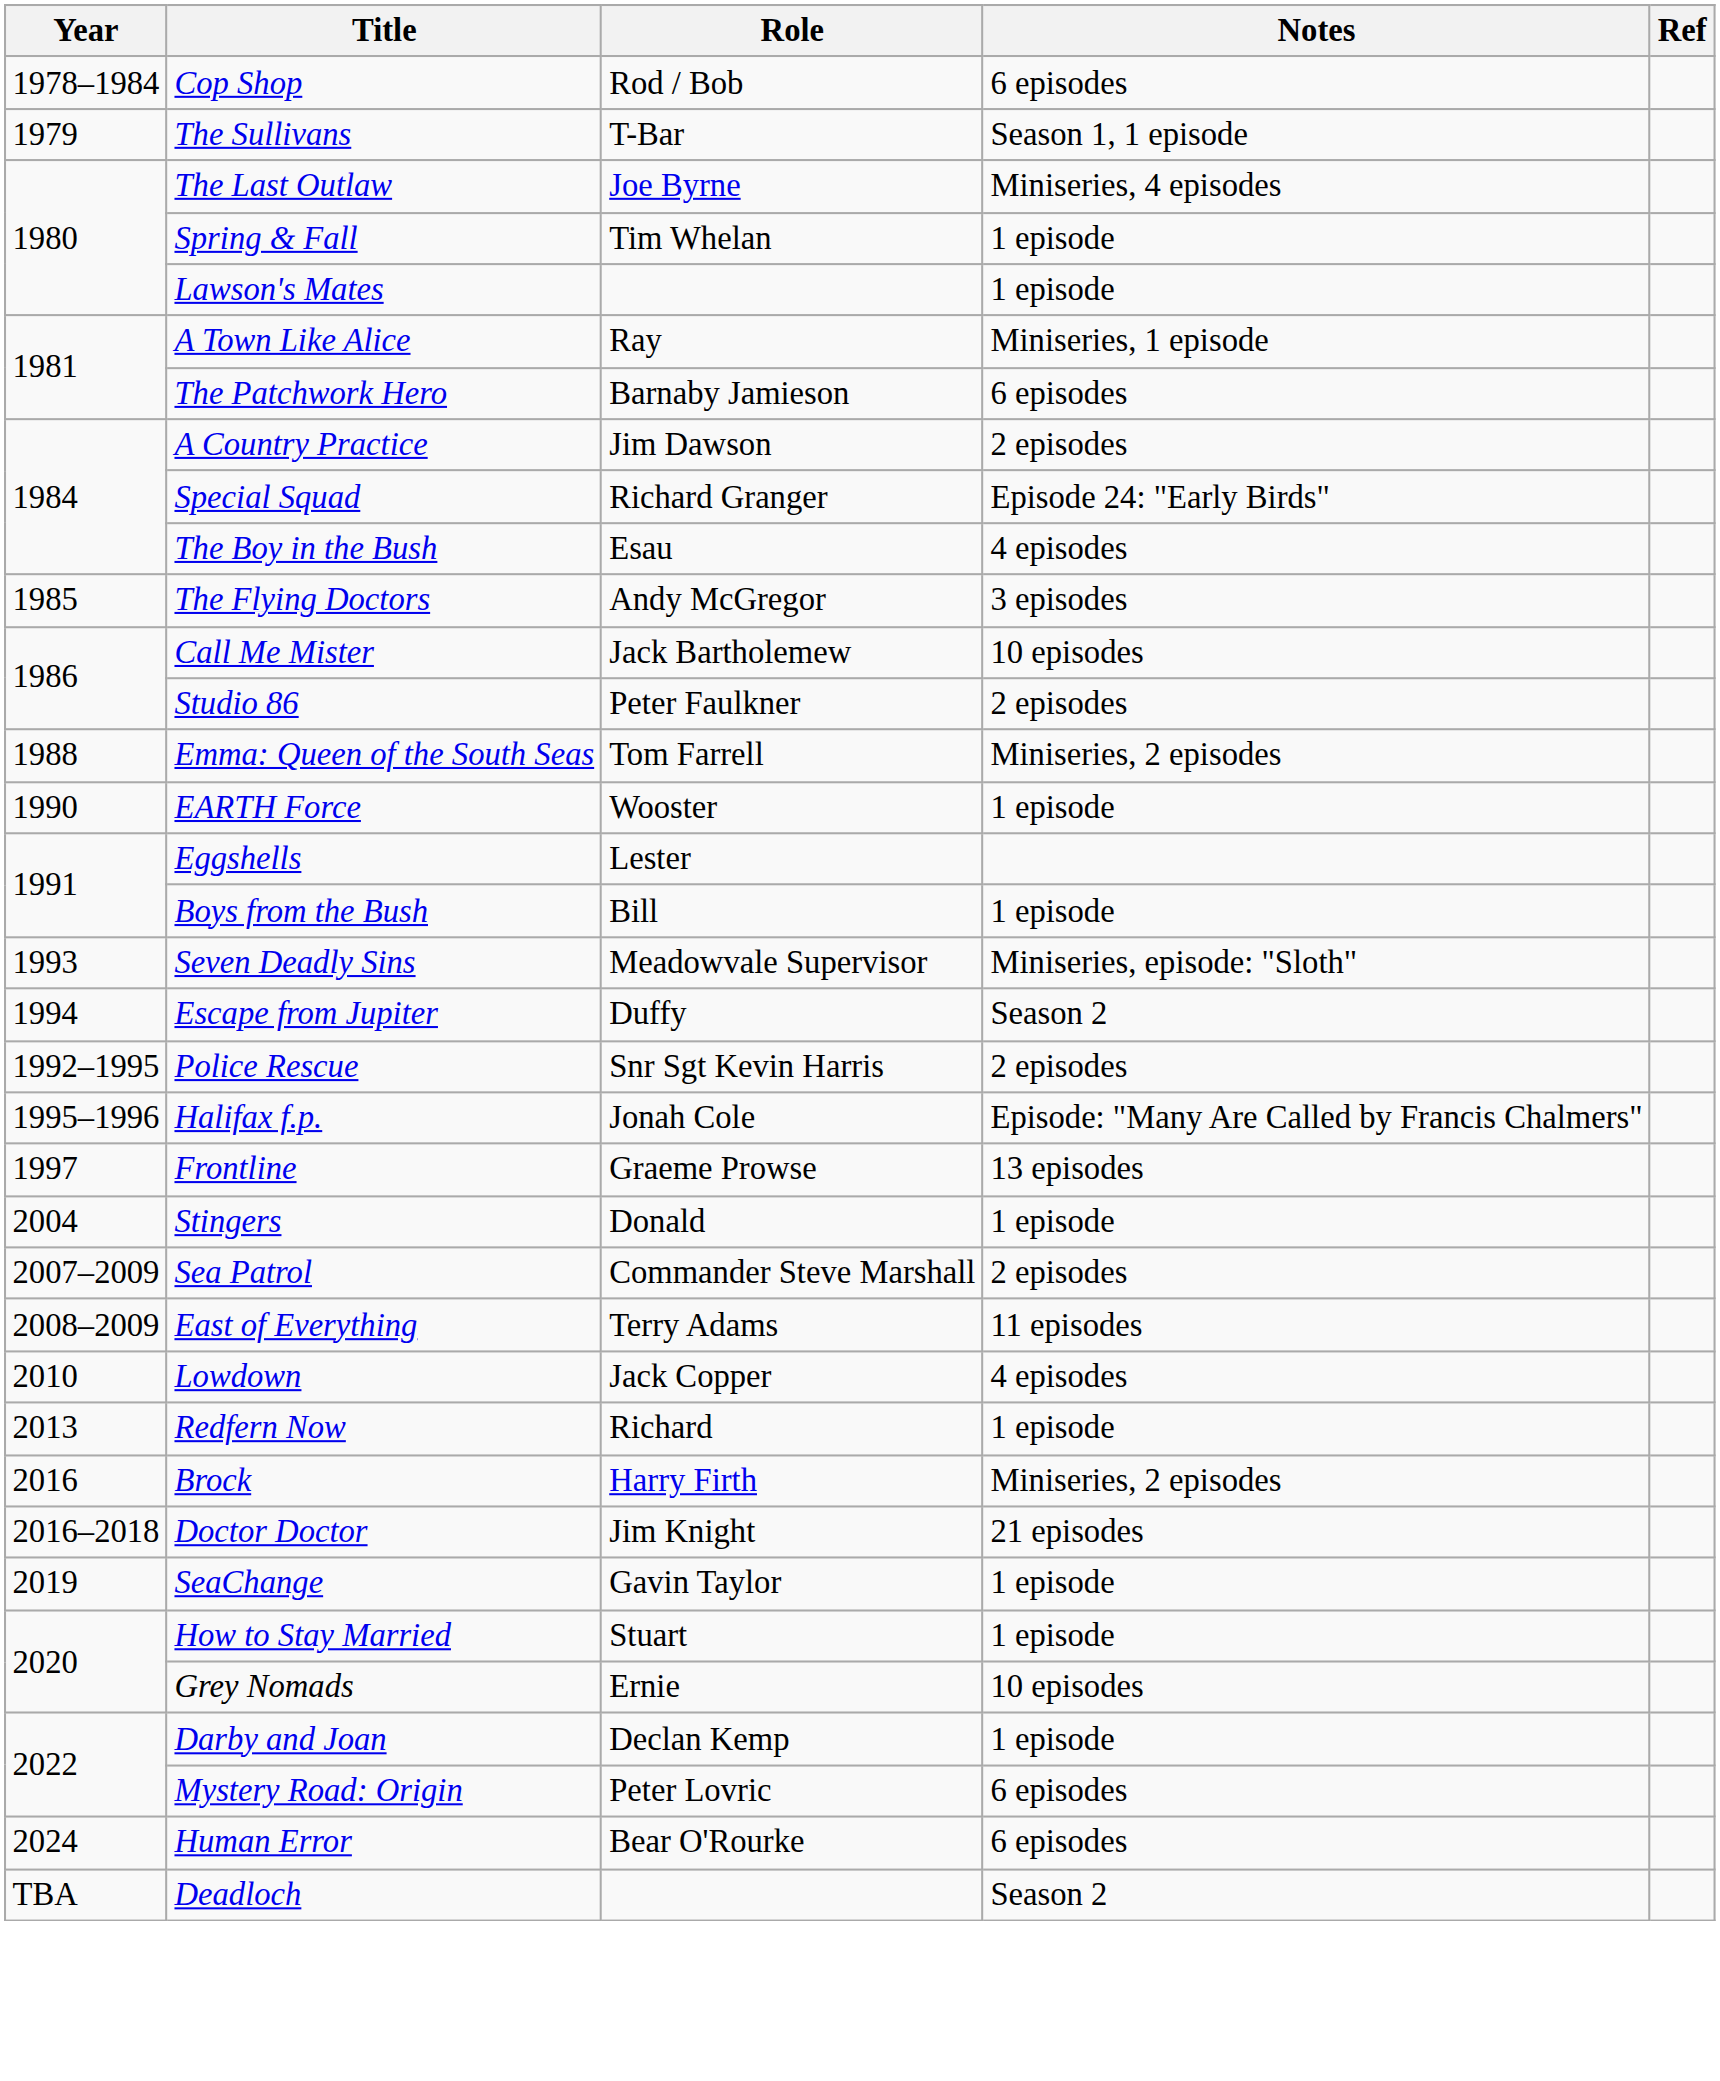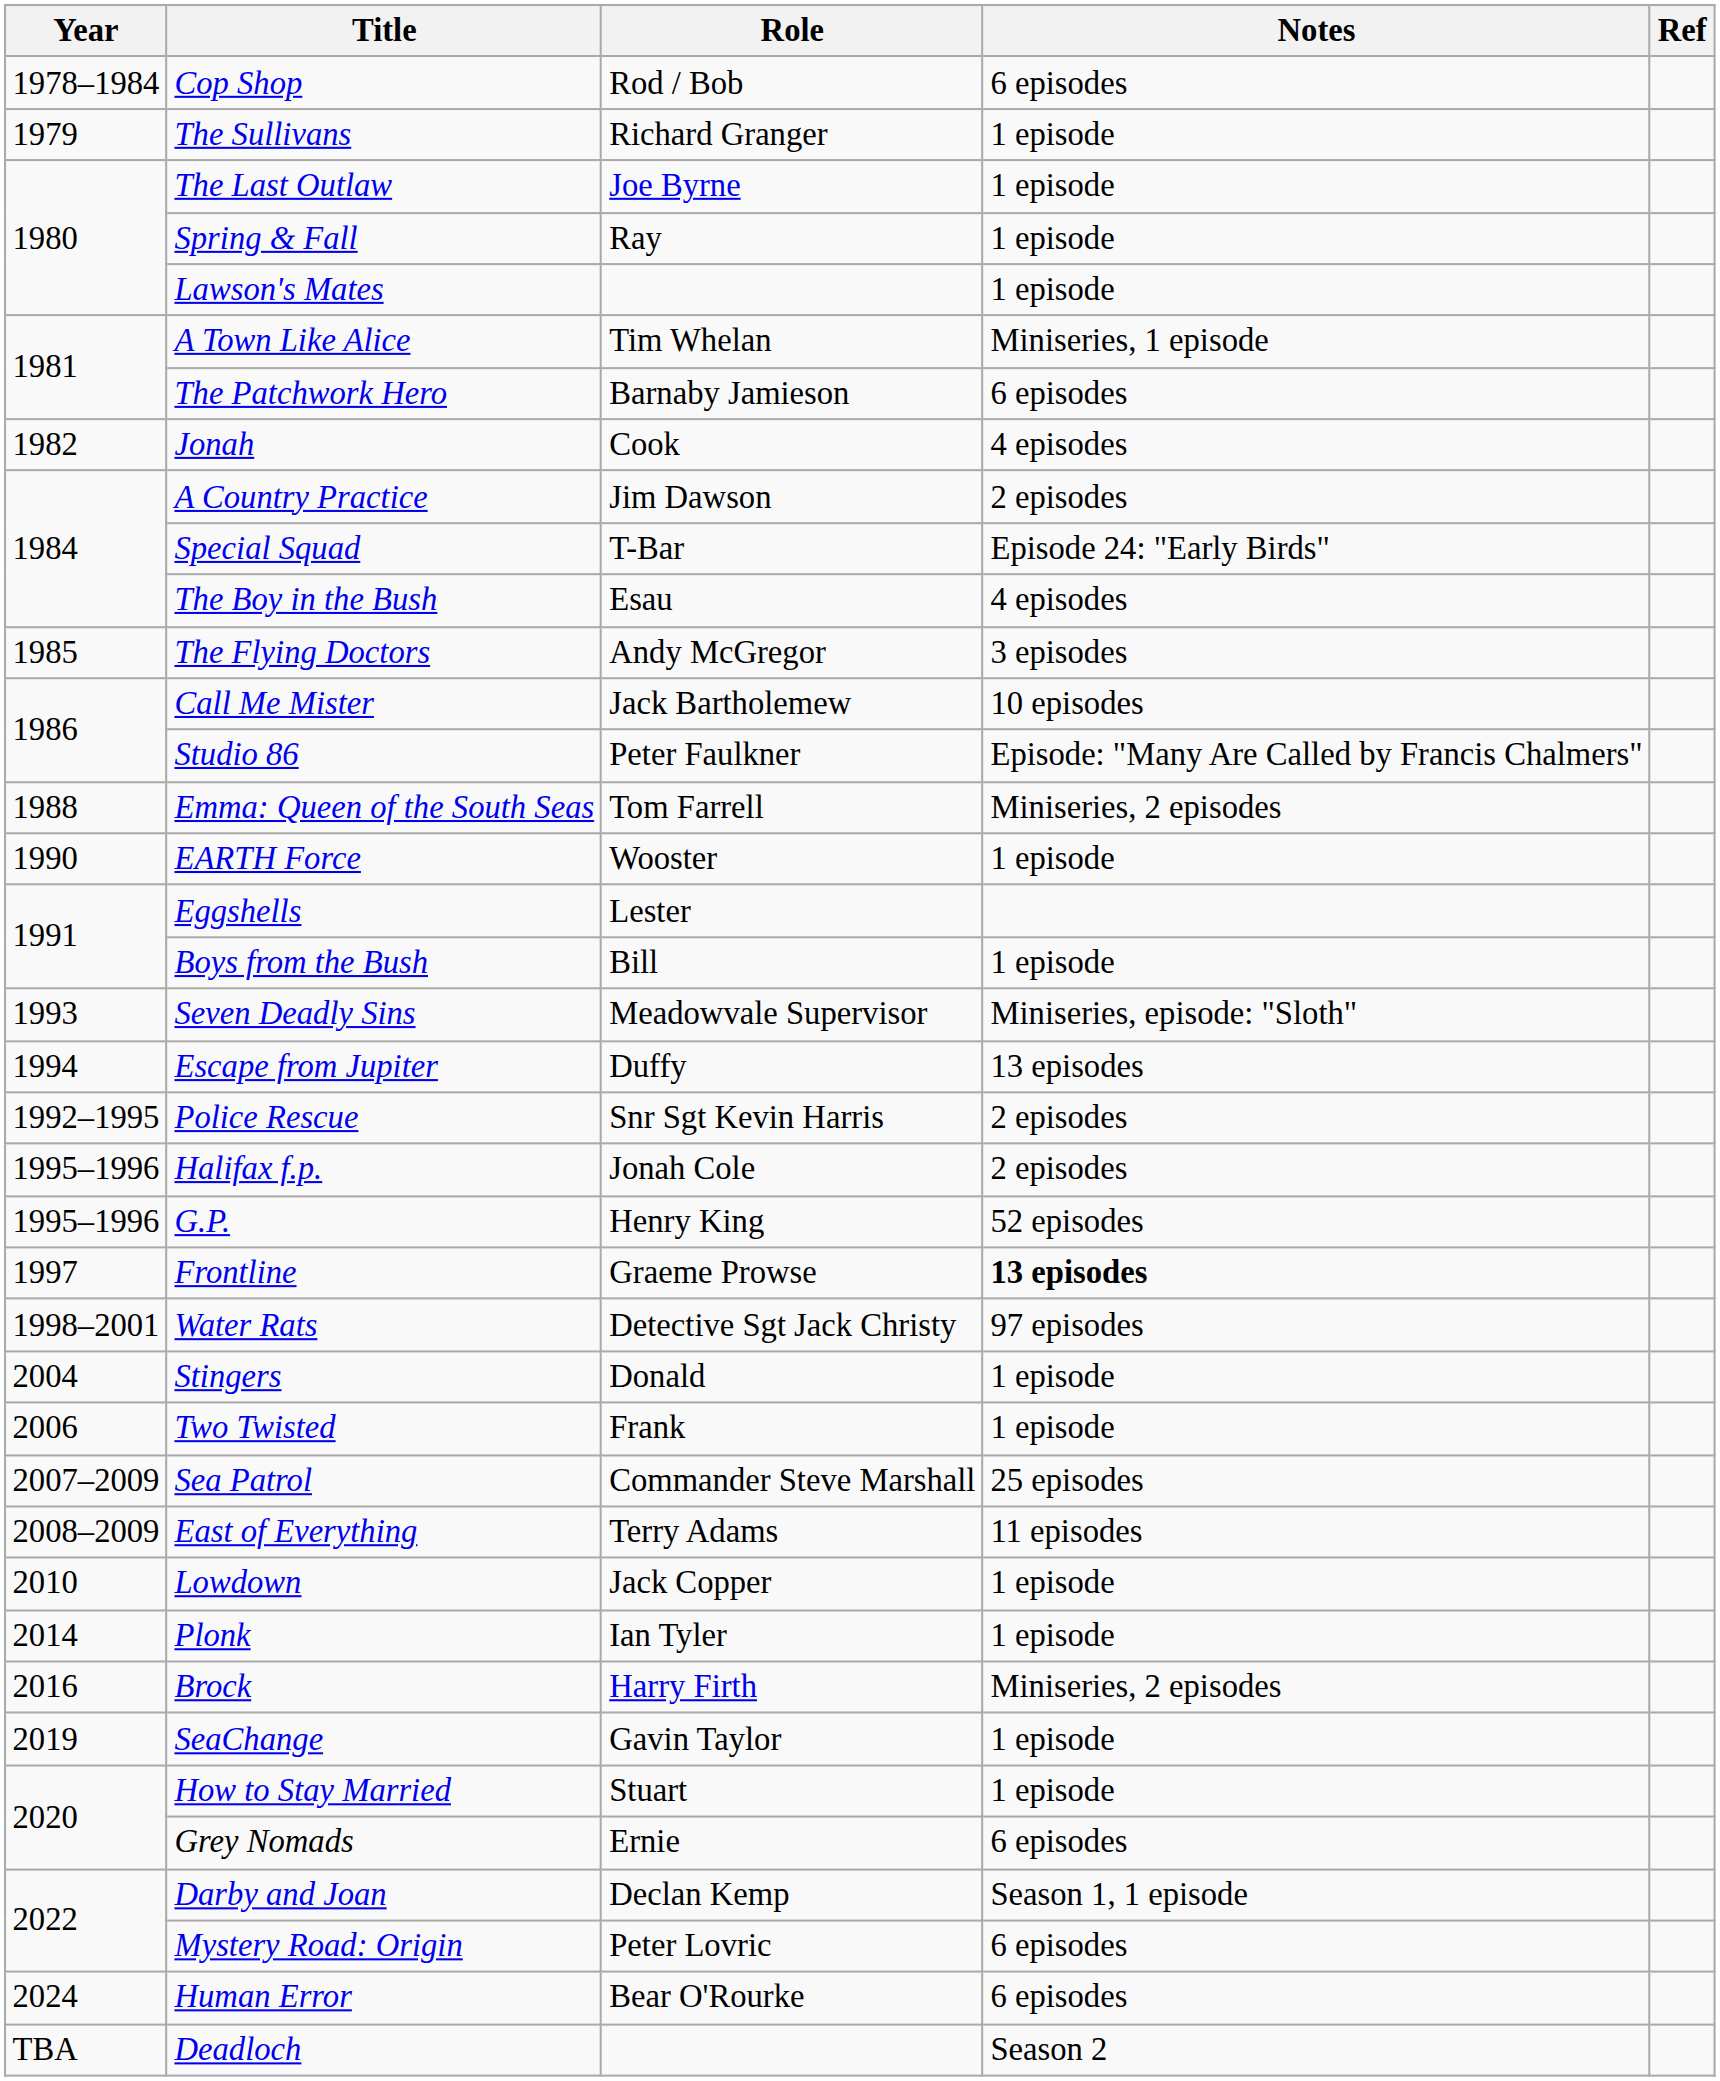(647, 133) T-Bar -> (718, 133) Richard Granger
(1119, 133) Season 1, 1 episode -> (1053, 133) 1 episode
(1136, 185) Miniseries, 4 episodes -> (1053, 185) 1 episode
(690, 237) Tim Whelan -> (636, 237) Ray
(636, 340) Ray -> (690, 340) Tim Whelan
+ row: (214, 444)
(718, 496) Richard Granger -> (647, 548) T-Bar
(1059, 703) 2 episodes -> (1317, 755) Episode: "Many Are Called by Francis Chalmers"
(1049, 1013) Season 2 -> (1067, 1065) 13 episodes
(1317, 1117) Episode: "Many Are Called by Francis Chalmers" -> (1059, 1169) 2 episodes
+ row: (202, 1220)
(1067, 1169) normal -> (1069, 1272) bold
+ row: (246, 1324)
+ row: (255, 1428)
(1059, 1272) 2 episodes -> (1067, 1479) 25 episodes
(1059, 1376) 4 episodes -> (1053, 1583) 1 episode
- row: (260, 1428)
+ row: (213, 1635)
- row: (271, 1531)
(1067, 1686) 10 episodes -> (1059, 1842) 6 episodes
(1053, 1738) 1 episode -> (1119, 1893) Season 1, 1 episode
